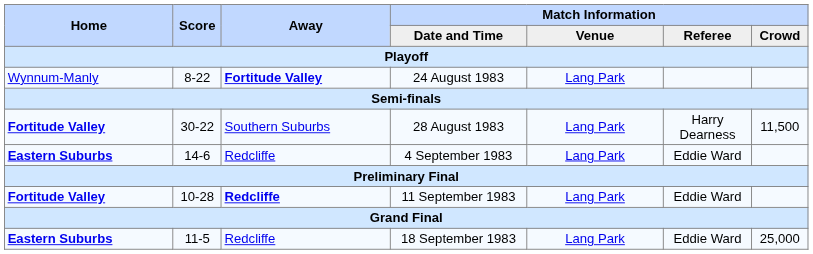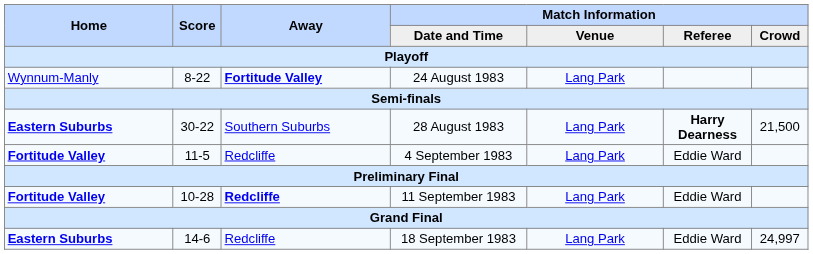(56, 127) Fortitude Valley -> (60, 127) Eastern Suburbs
(708, 127) normal -> (708, 127) bold
(780, 127) 11,500 -> (780, 127) 21,500
(60, 155) Eastern Suburbs -> (56, 155) Fortitude Valley
(197, 155) 14-6 -> (197, 155) 11-5
(197, 239) 11-5 -> (197, 239) 14-6
(780, 239) 25,000 -> (780, 239) 24,997
